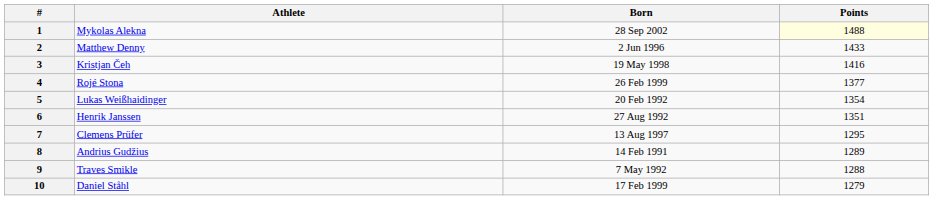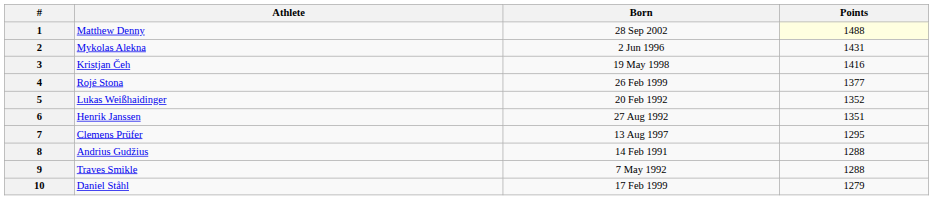(111, 30) Mykolas Alekna -> (111, 30) Matthew Denny
(111, 48) Matthew Denny -> (111, 48) Mykolas Alekna
(854, 48) 1433 -> (854, 48) 1431
(854, 100) 1354 -> (854, 100) 1352
(854, 152) 1289 -> (854, 152) 1288
